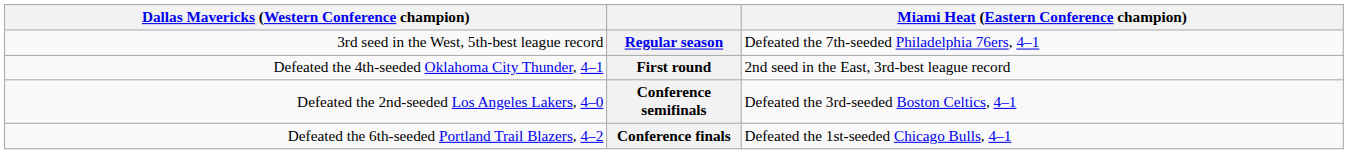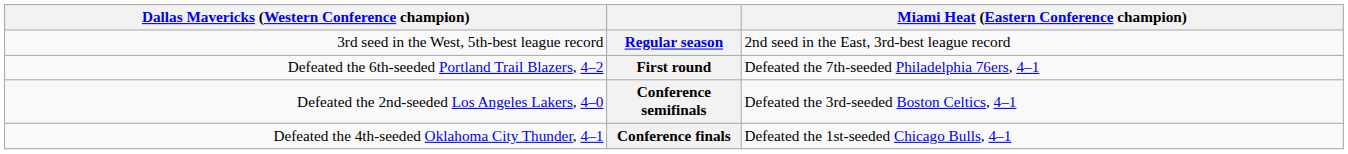(892, 42) Defeated the 7th-seeded Philadelphia 76ers, 4–1 -> (877, 42) 2nd seed in the East, 3rd-best league record
(438, 67) Defeated the 4th-seeded Oklahoma City Thunder, 4–1 -> (446, 67) Defeated the 6th-seeded Portland Trail Blazers, 4–2
(877, 67) 2nd seed in the East, 3rd-best league record -> (892, 67) Defeated the 7th-seeded Philadelphia 76ers, 4–1
(446, 136) Defeated the 6th-seeded Portland Trail Blazers, 4–2 -> (438, 136) Defeated the 4th-seeded Oklahoma City Thunder, 4–1
